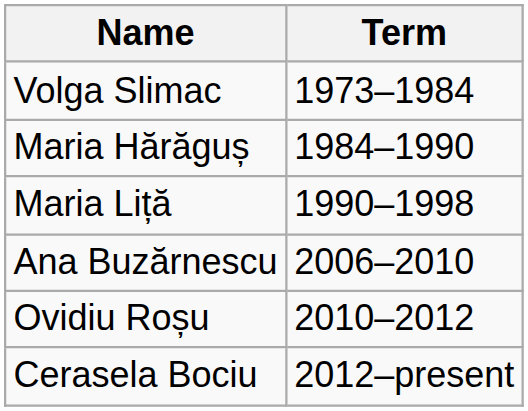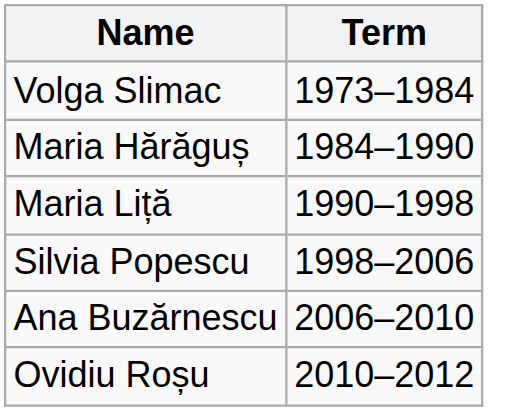+ row: (131, 261)
- row: (135, 375)
